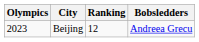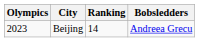(93, 28) 12 -> (93, 28) 14
